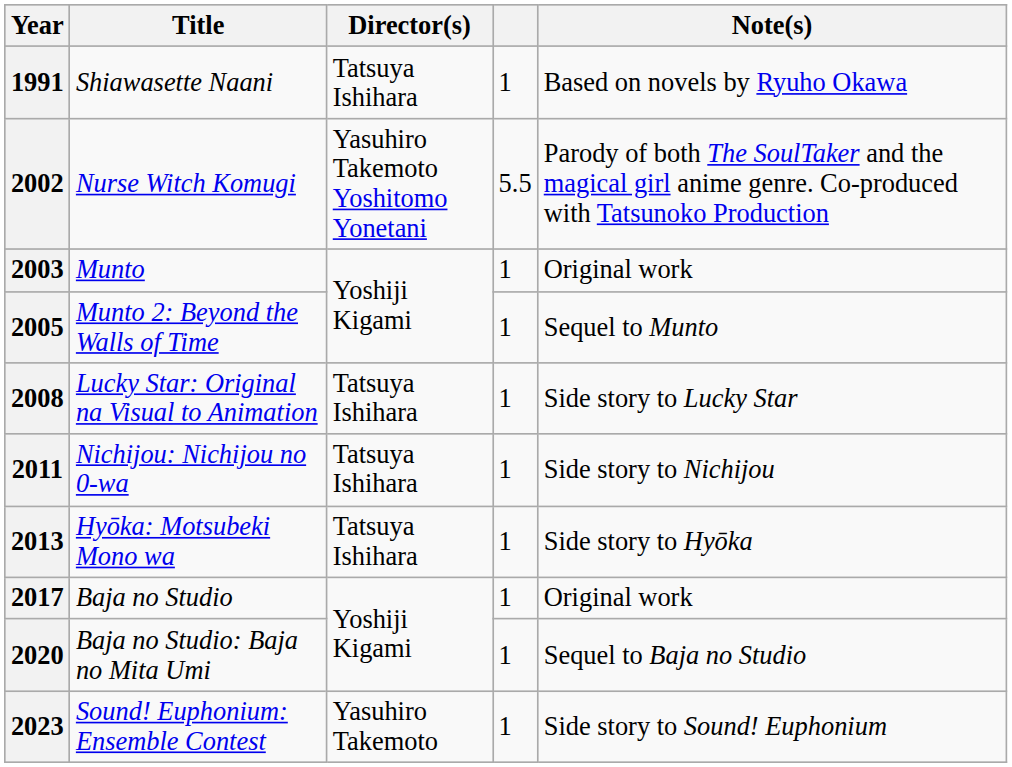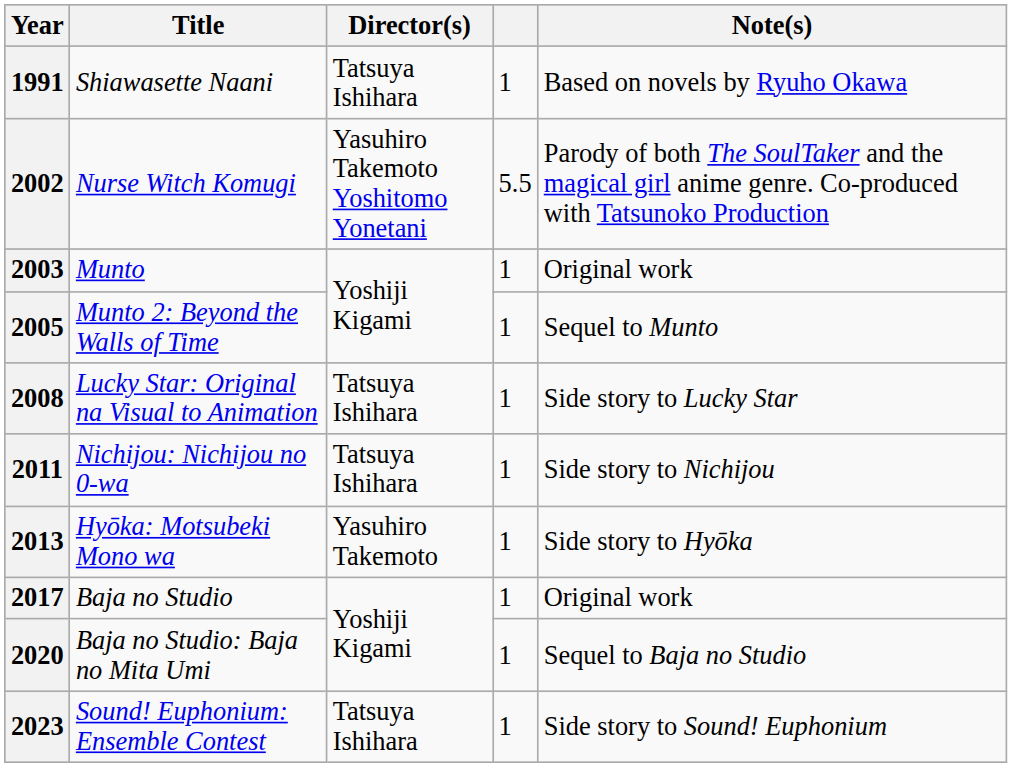(375, 541) Tatsuya Ishihara -> (385, 541) Yasuhiro Takemoto
(385, 726) Yasuhiro Takemoto -> (375, 726) Tatsuya Ishihara
